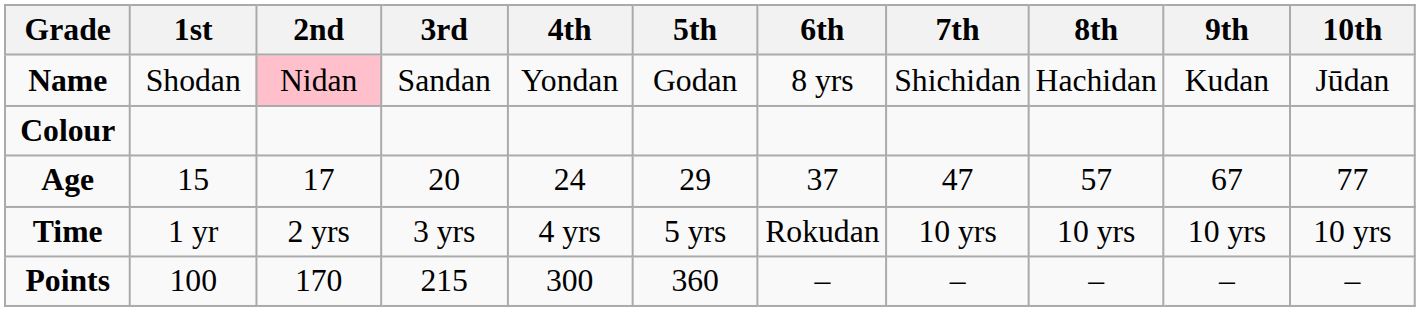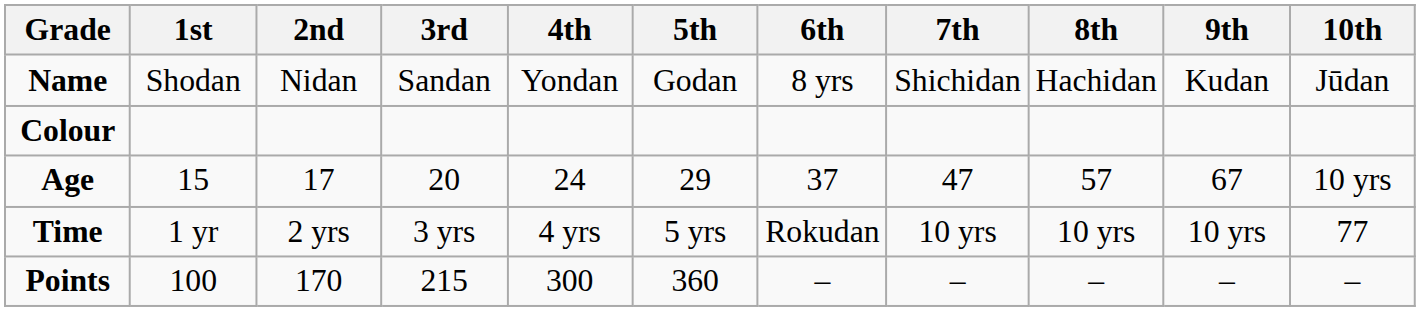(319, 79) pink background -> (319, 79) no background
(1352, 180) 77 -> (1352, 180) 10 yrs
(1352, 230) 10 yrs -> (1352, 230) 77
